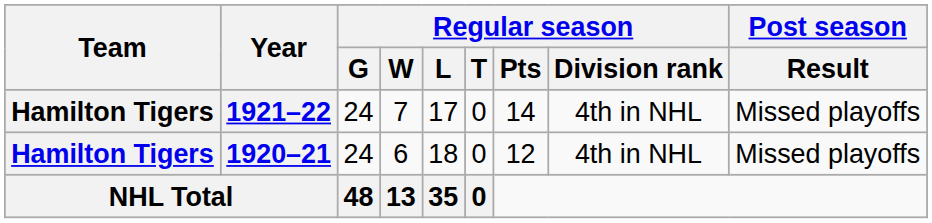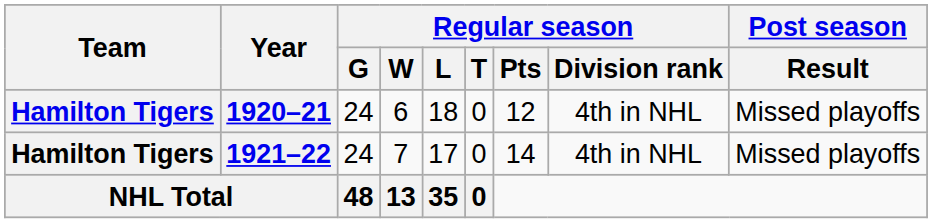rows swapped: (279, 154) <-> (279, 112)
